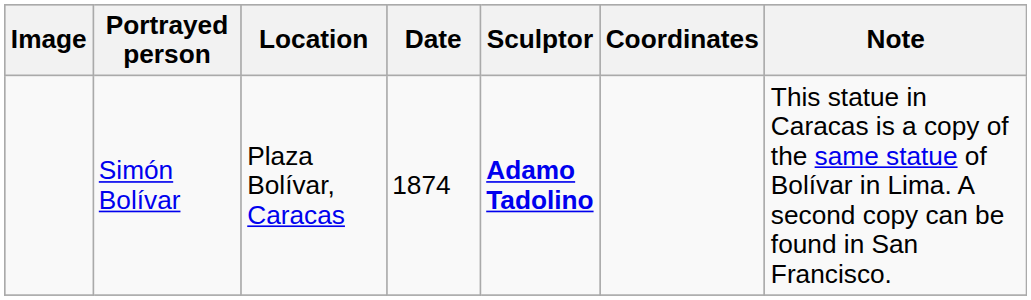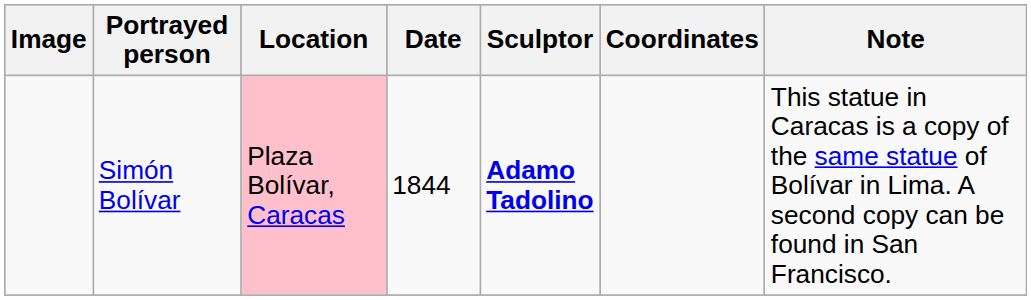(296, 185) no background -> (296, 185) pink background
(421, 185) 1874 -> (421, 185) 1844
